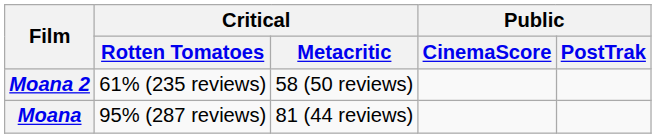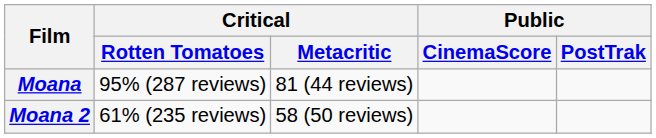rows swapped: (50, 116) <-> (50, 84)
